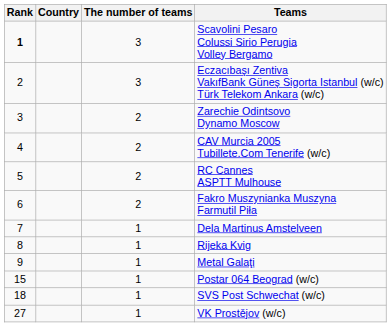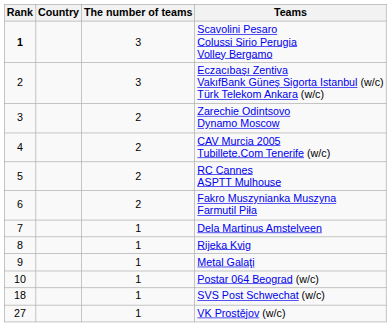(20, 279) 15 -> (20, 279) 10
